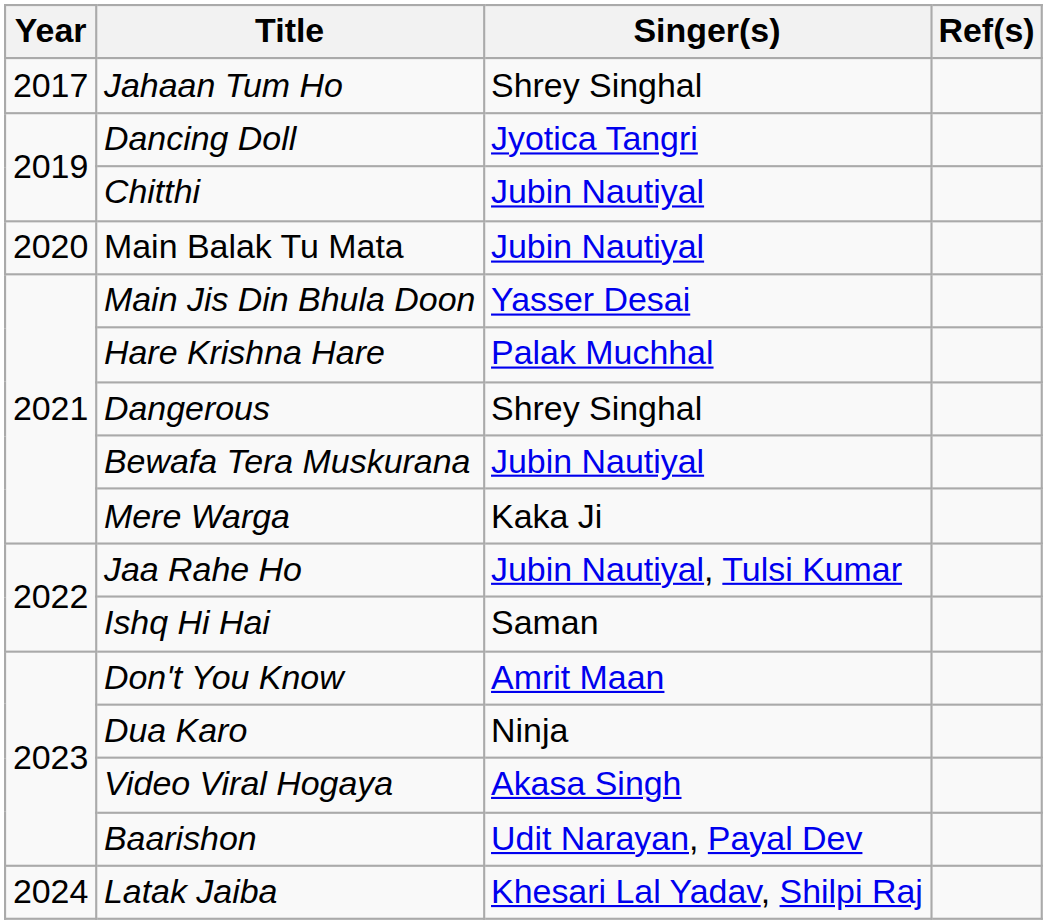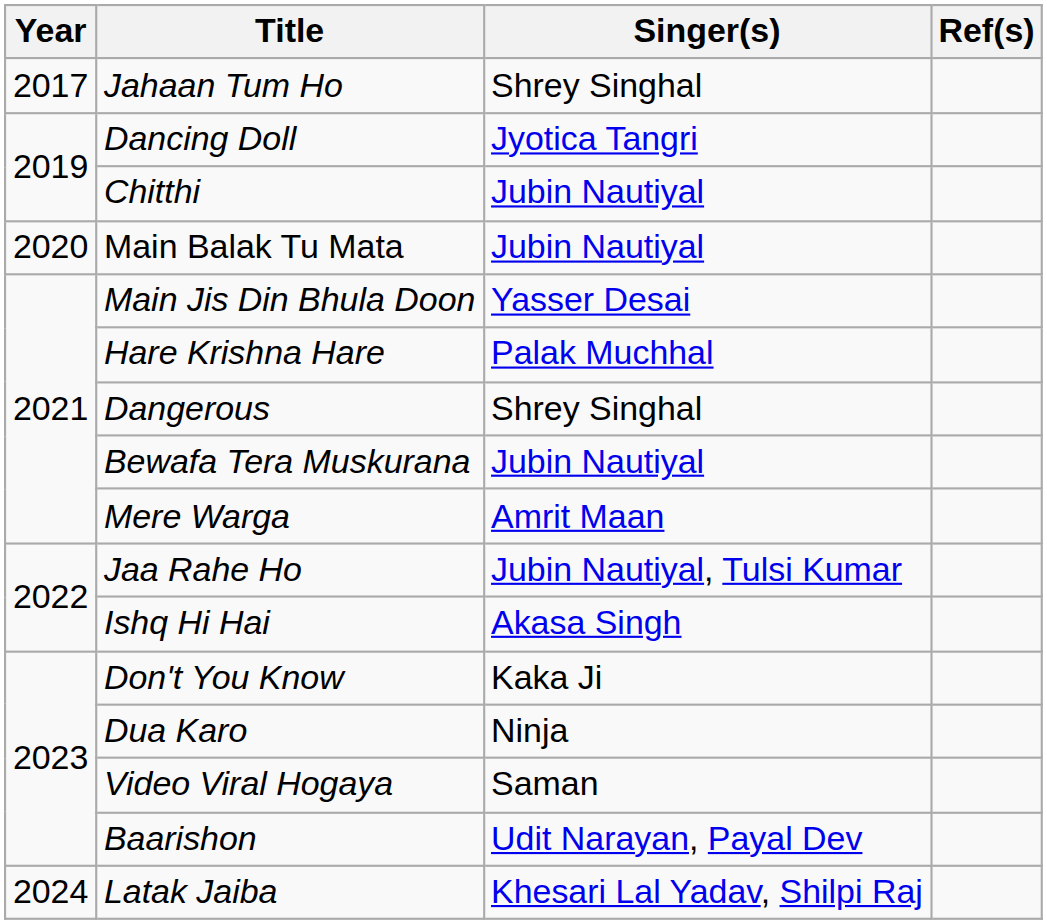(547, 515) Kaka Ji -> (578, 515) Amrit Maan
(545, 623) Saman -> (586, 623) Akasa Singh
(578, 676) Amrit Maan -> (547, 676) Kaka Ji
(586, 784) Akasa Singh -> (545, 784) Saman
